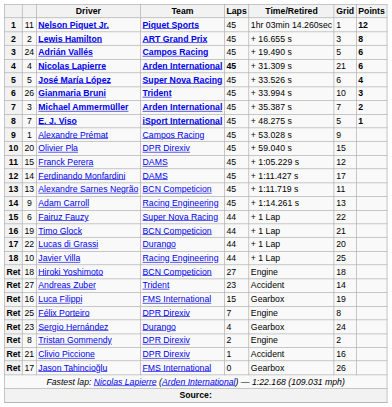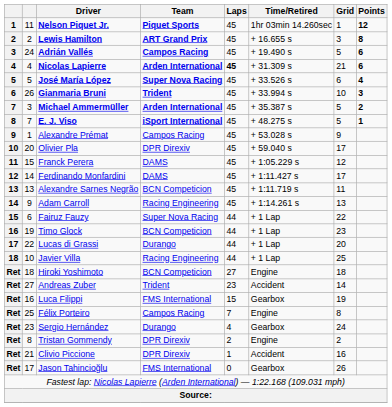(339, 107) 7 -> (339, 107) 5
(341, 148) 15 -> (341, 148) 17
(341, 230) 21 -> (341, 230) 23
(166, 313) DPR Direxiv -> (173, 313) Campos Racing
